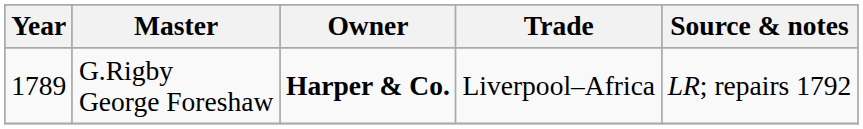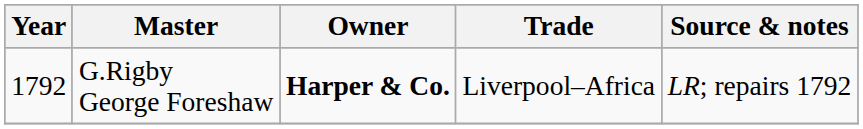(39, 85) 1789 -> (39, 85) 1792
